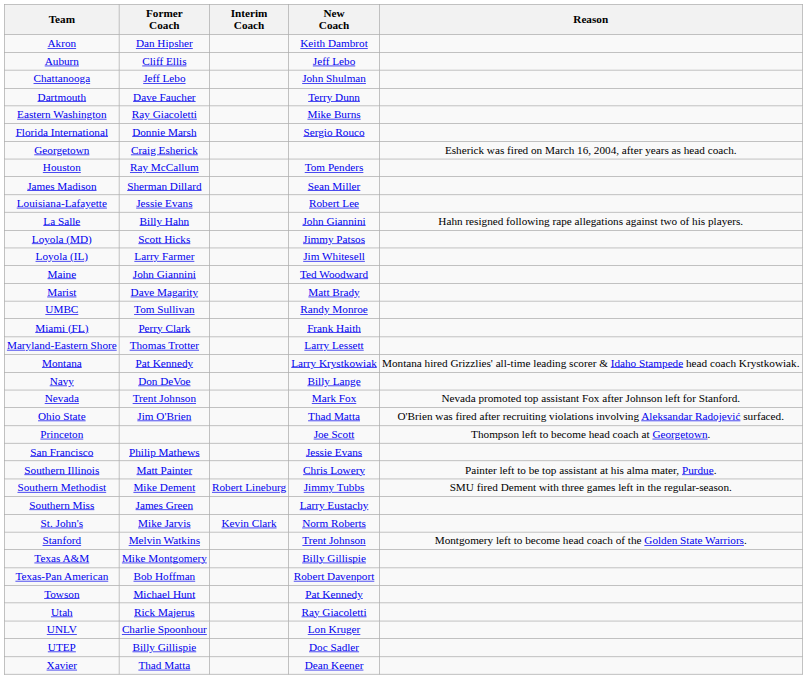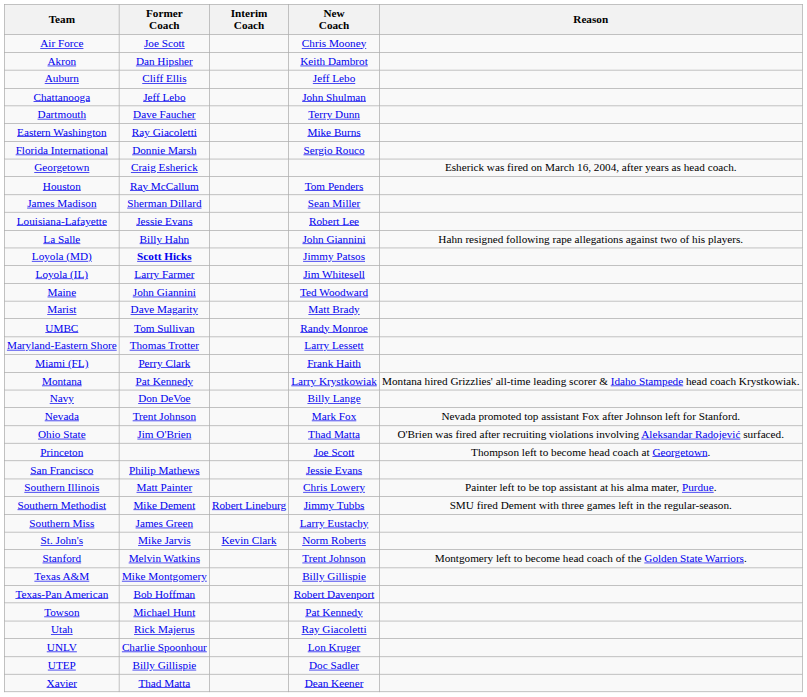+ row: (62, 43)
(164, 239) normal -> (164, 256) bold
rows swapped: (62, 345) <-> (62, 327)
